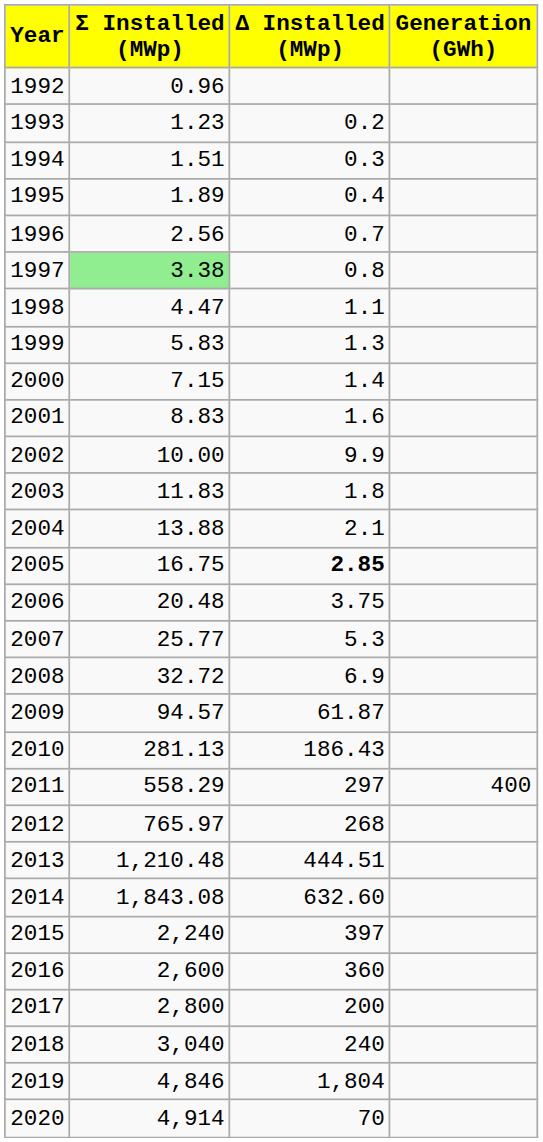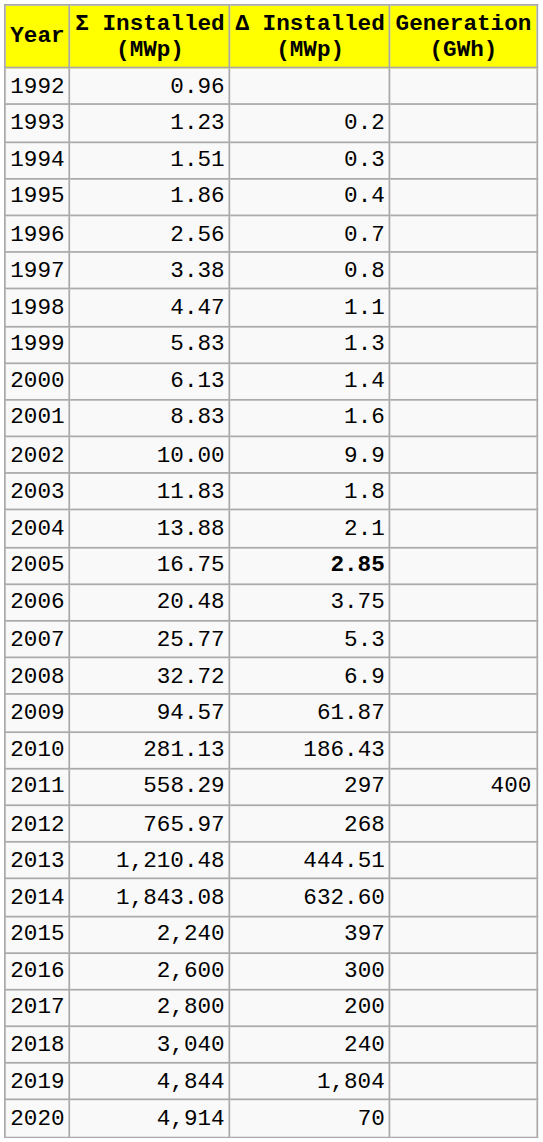(198, 197) 1.89 -> (198, 197) 1.86
(198, 271) lightgreen background -> (198, 271) no background
(198, 381) 7.15 -> (198, 381) 6.13
(364, 971) 360 -> (364, 971) 300
(191, 1082) 4,846 -> (191, 1082) 4,844
